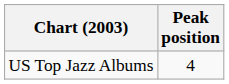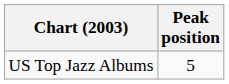(191, 65) 4 -> (191, 65) 5
